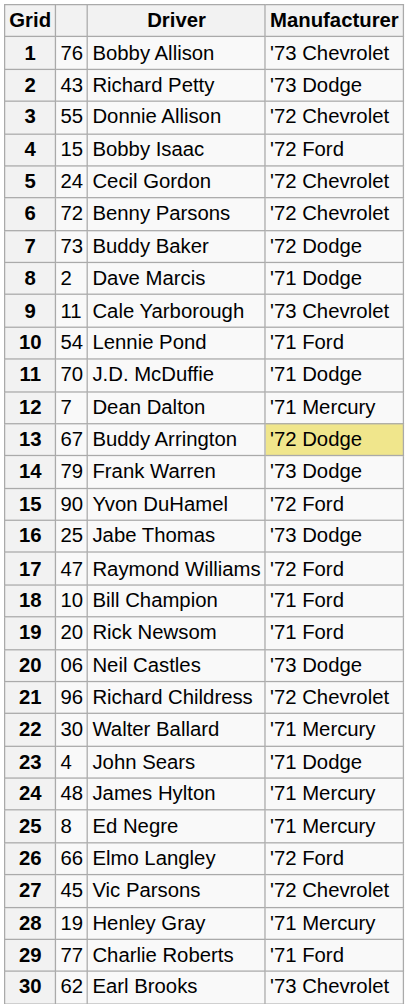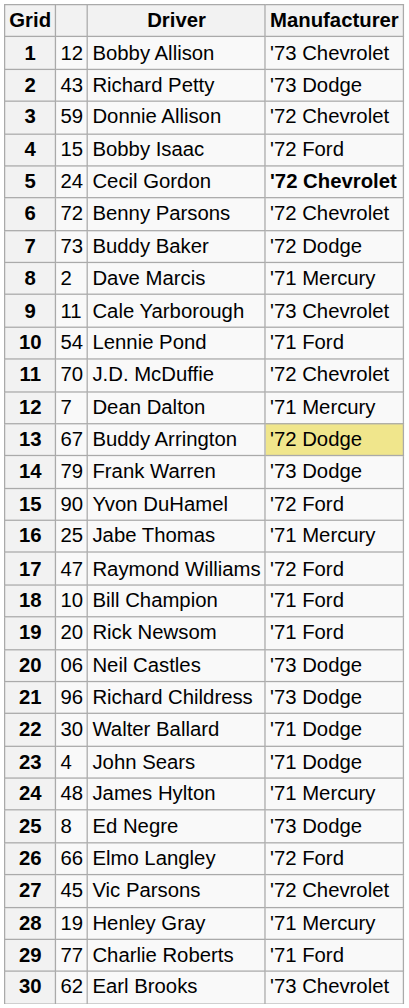(72, 52) 76 -> (72, 52) 12
(72, 117) 55 -> (72, 117) 59
(330, 181) normal -> (333, 181) bold
(316, 278) '71 Dodge -> (323, 278) '71 Mercury
(316, 375) '71 Dodge -> (330, 375) '72 Chevrolet
(316, 536) '73 Dodge -> (323, 536) '71 Mercury
(330, 697) '72 Chevrolet -> (316, 697) '73 Dodge
(323, 729) '71 Mercury -> (316, 729) '71 Dodge
(323, 826) '71 Mercury -> (316, 826) '73 Dodge
